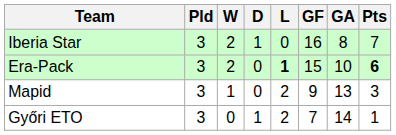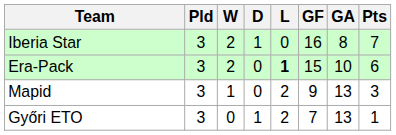(375, 67) bold -> (375, 67) normal
(343, 117) 14 -> (343, 117) 13
